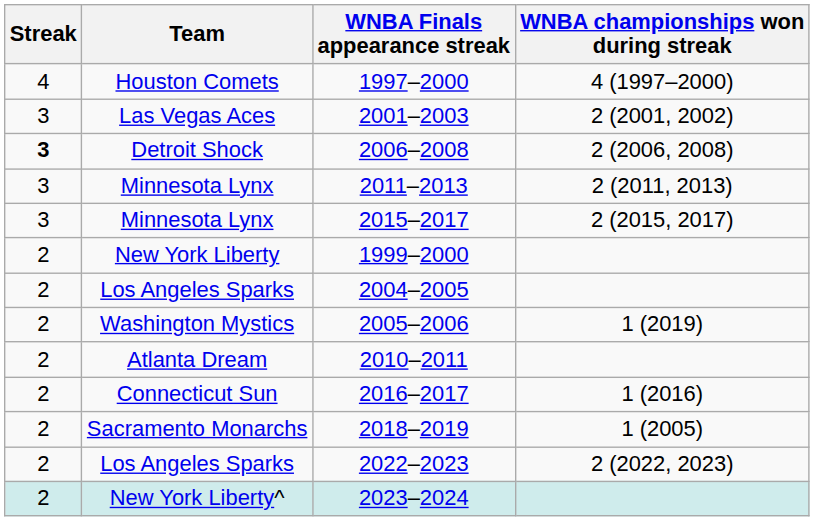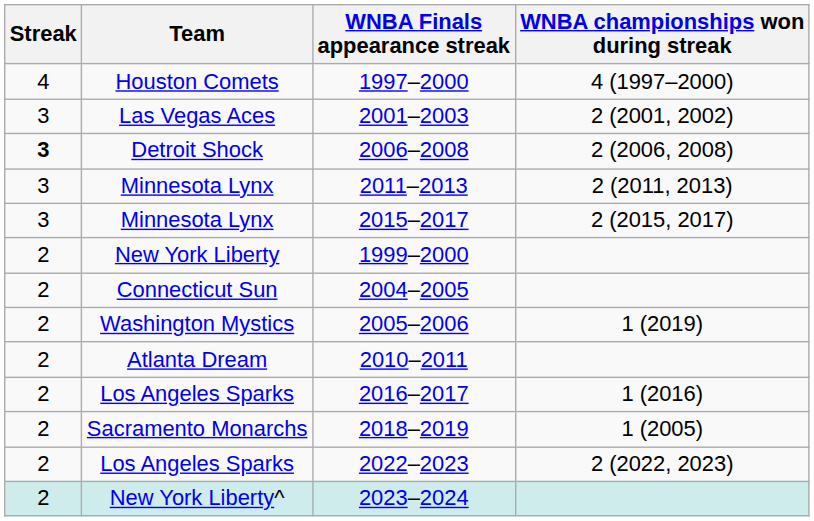(197, 289) Los Angeles Sparks -> (197, 289) Connecticut Sun
(197, 394) Connecticut Sun -> (197, 394) Los Angeles Sparks
